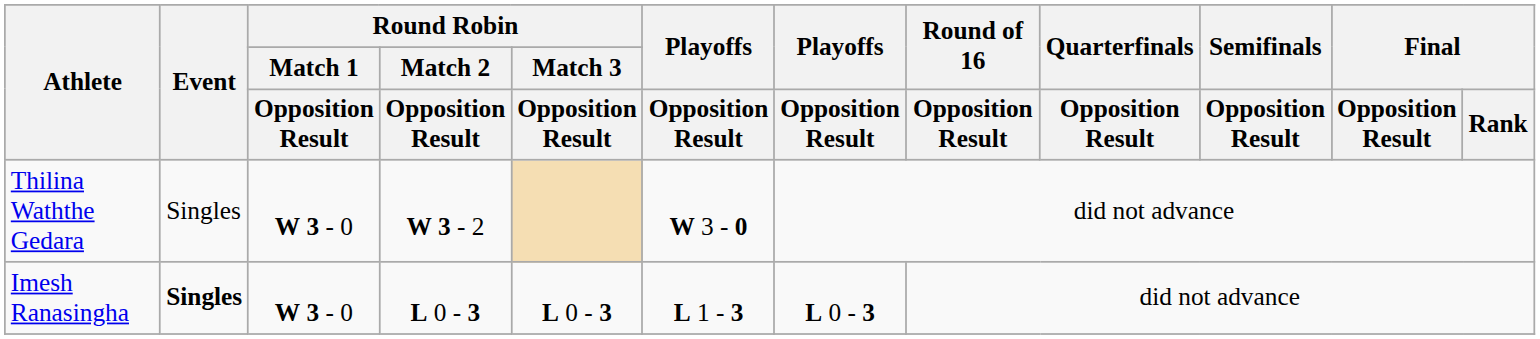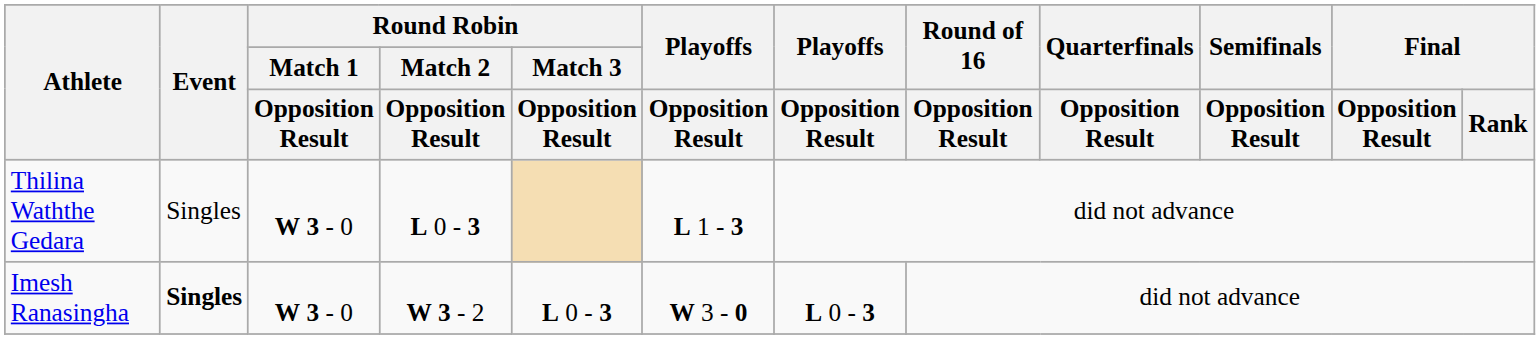(445, 225) W 3 - 2 -> (445, 225) L 0 - 3
(708, 225) W 3 - 0 -> (708, 225) L 1 - 3
(445, 312) L 0 - 3 -> (445, 312) W 3 - 2
(708, 312) L 1 - 3 -> (708, 312) W 3 - 0
